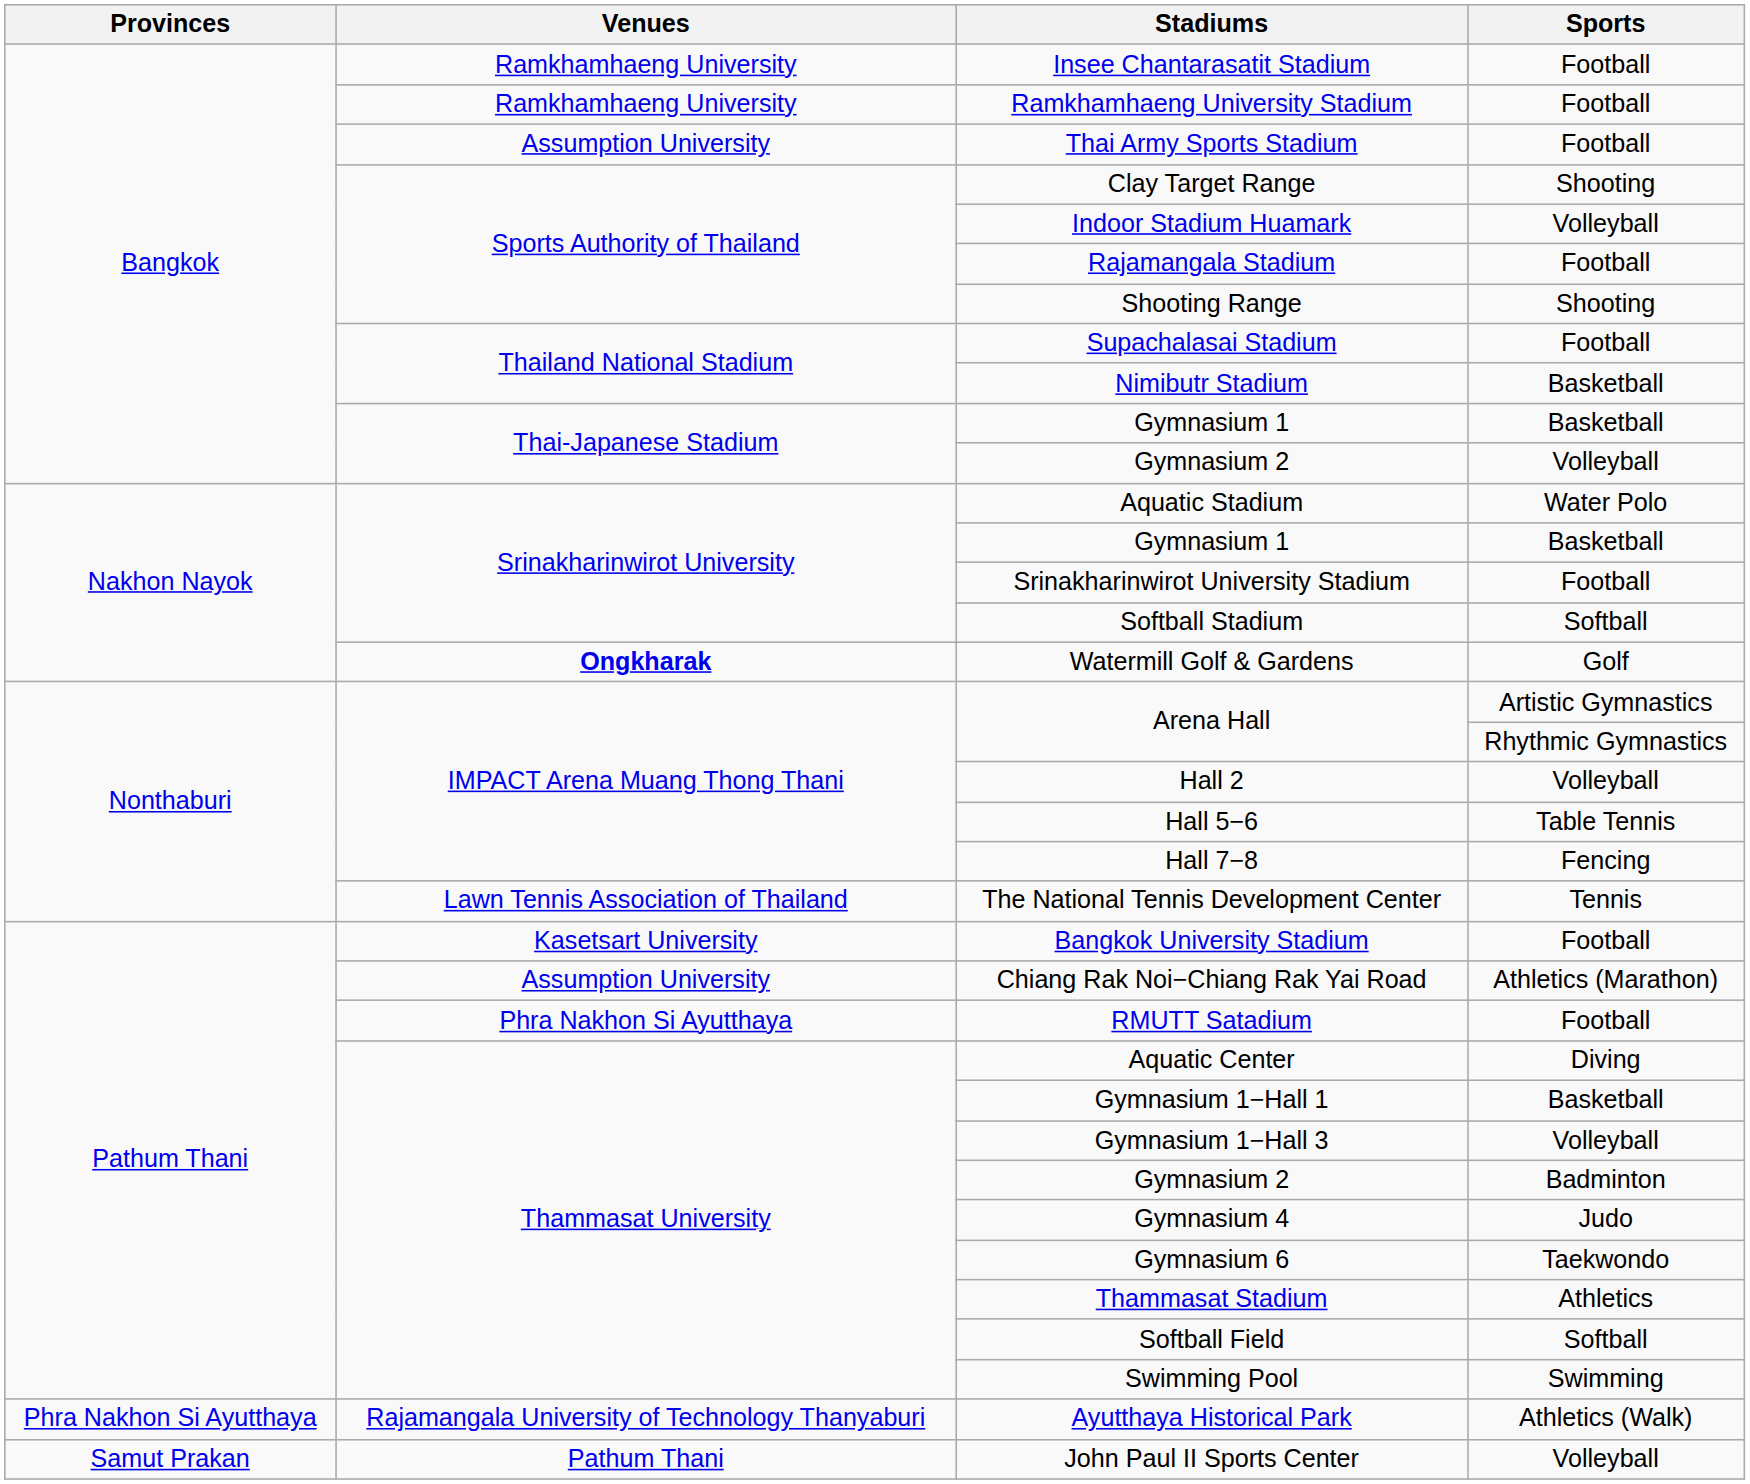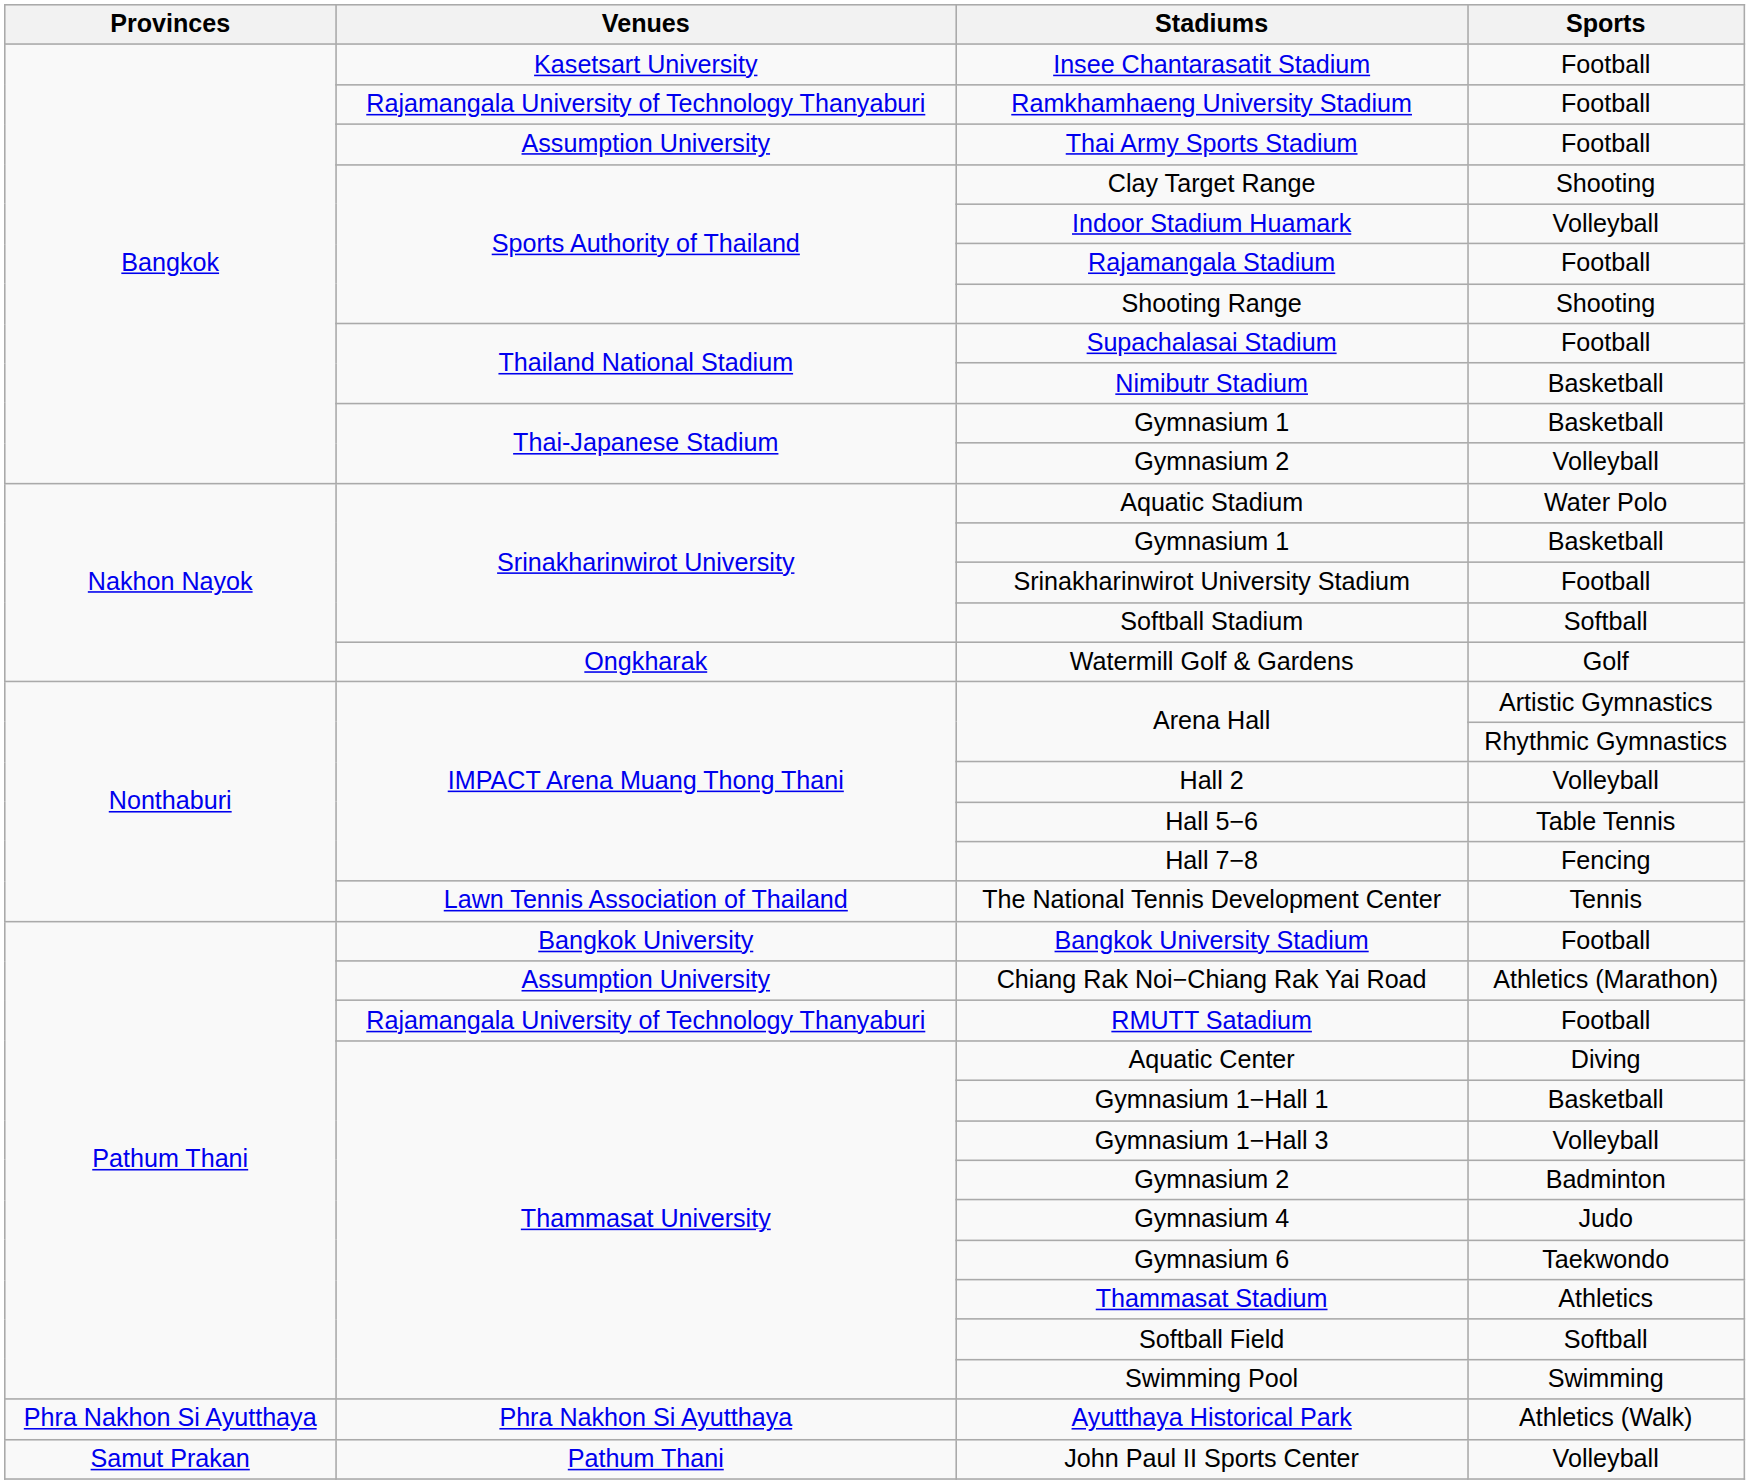(646, 64) Ramkhamhaeng University -> (646, 64) Kasetsart University
(646, 104) Ramkhamhaeng University -> (646, 104) Rajamangala University of Technology Thanyaburi
(646, 661) bold -> (646, 661) normal
(646, 940) Kasetsart University -> (646, 940) Bangkok University
(646, 1020) Phra Nakhon Si Ayutthaya -> (646, 1020) Rajamangala University of Technology Thanyaburi
(646, 1418) Rajamangala University of Technology Thanyaburi -> (646, 1418) Phra Nakhon Si Ayutthaya
